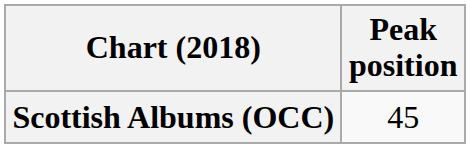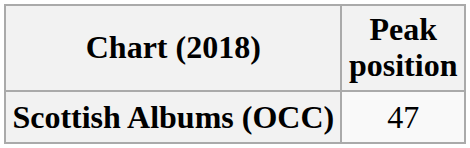(403, 116) 45 -> (403, 116) 47
